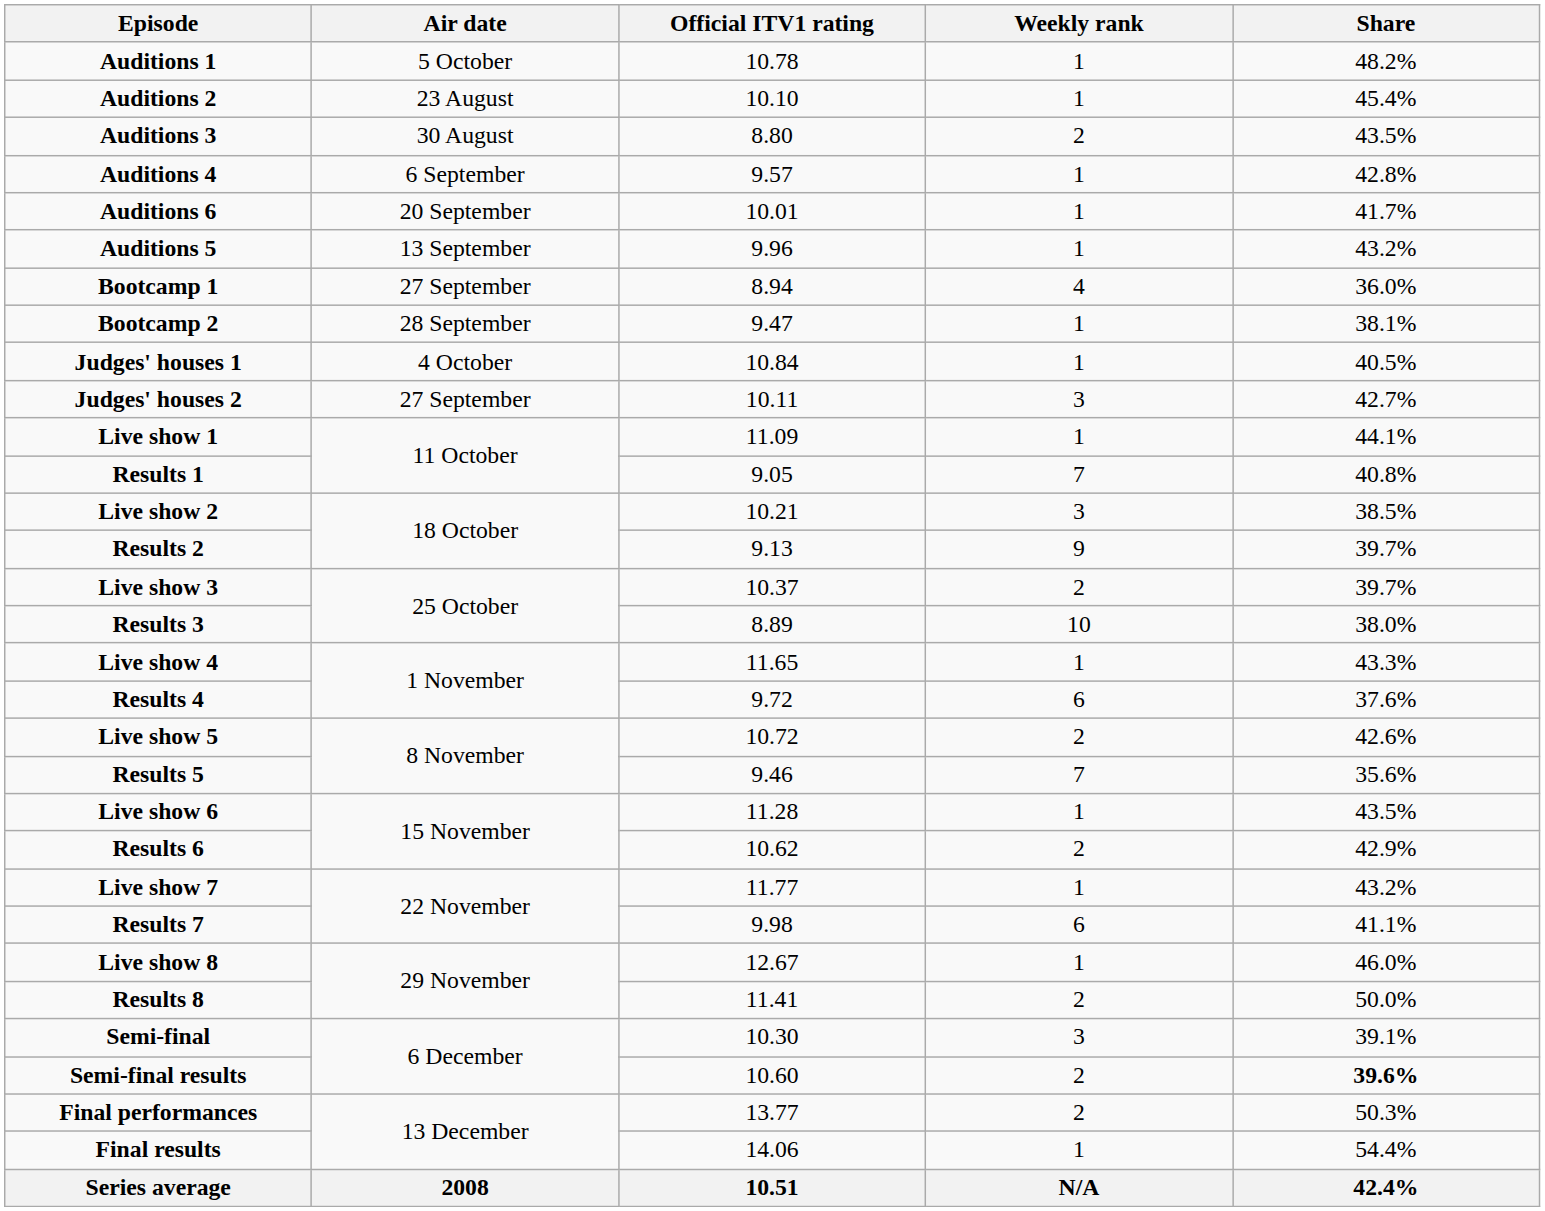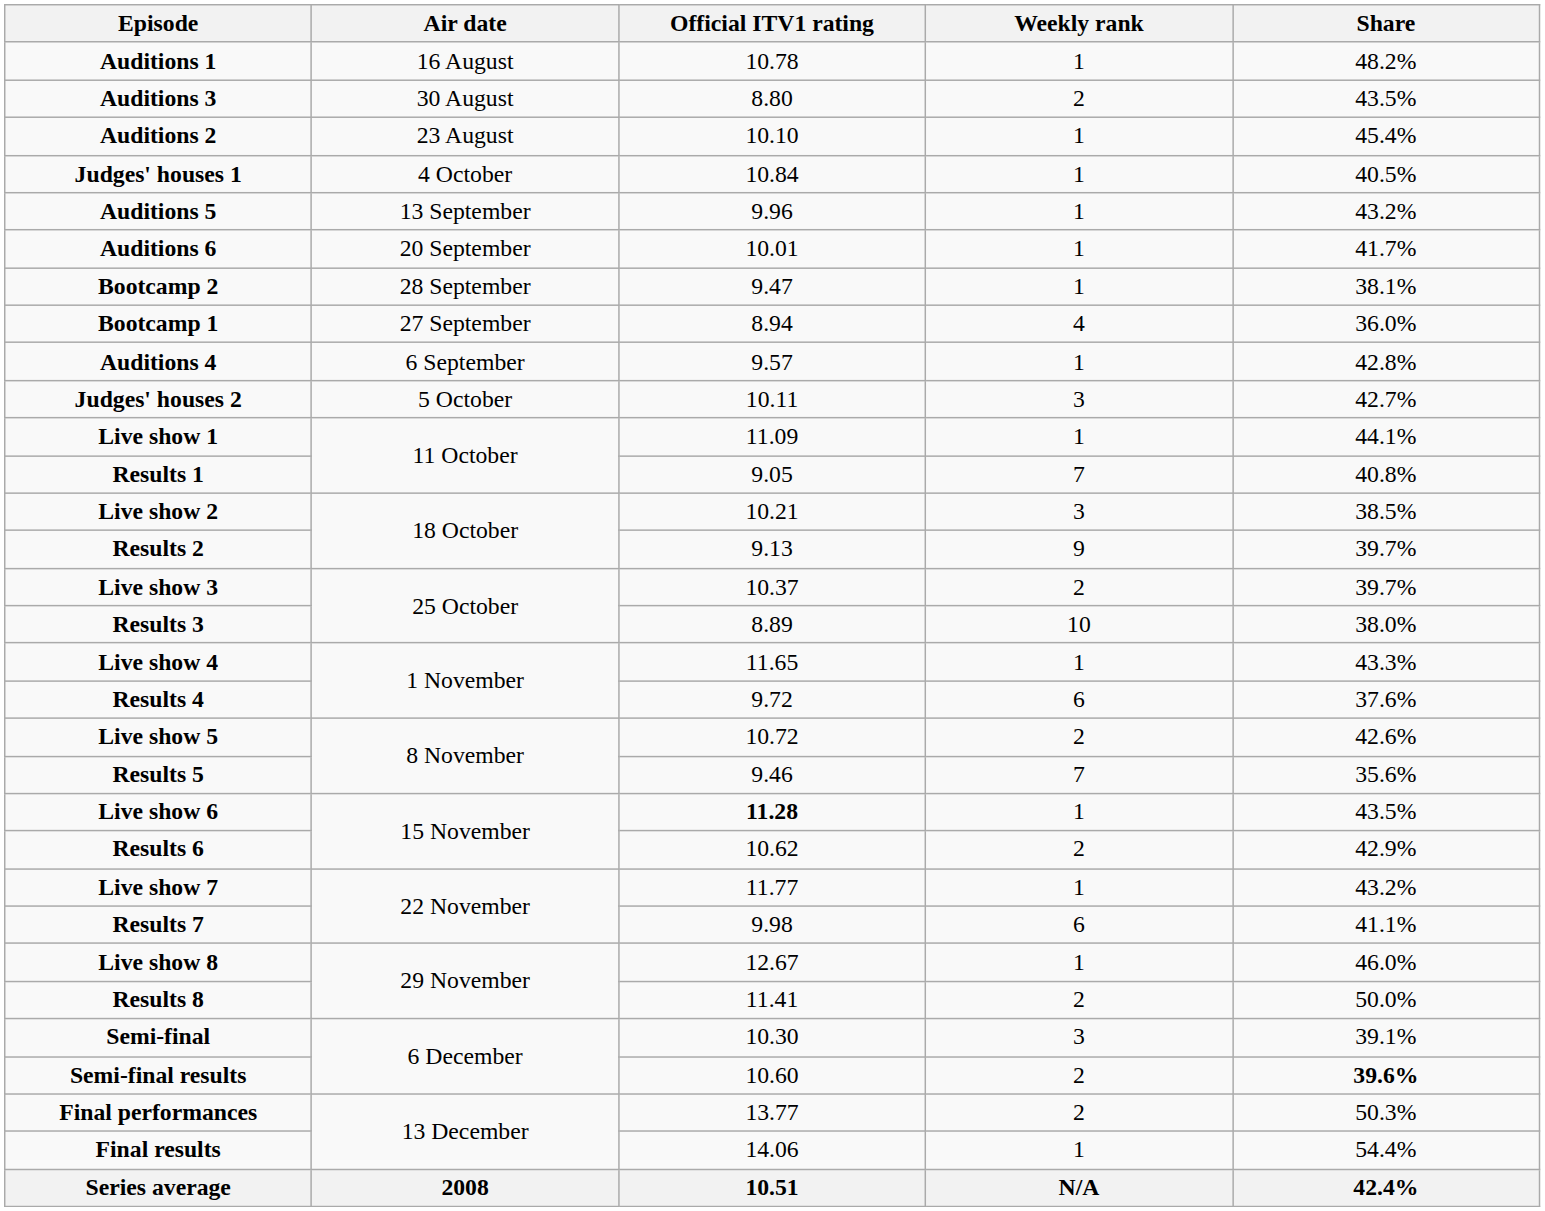(465, 60) 5 October -> (465, 60) 16 August
rows swapped: (158, 98) <-> (158, 135)
rows swapped: (158, 173) <-> (158, 361)
rows swapped: (158, 248) <-> (158, 211)
rows swapped: (158, 286) <-> (158, 323)
(465, 398) 27 September -> (465, 398) 5 October
(772, 811) normal -> (772, 811) bold
